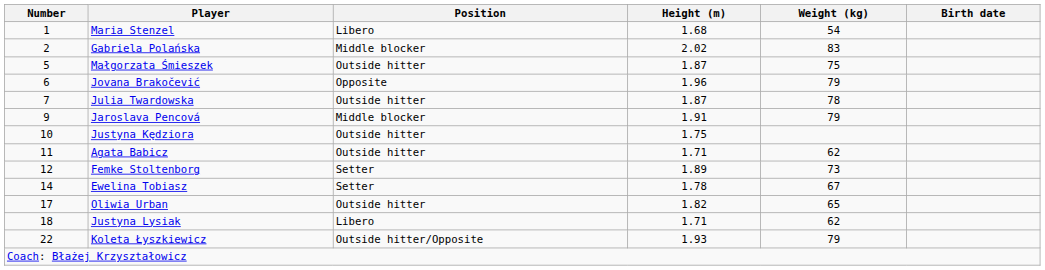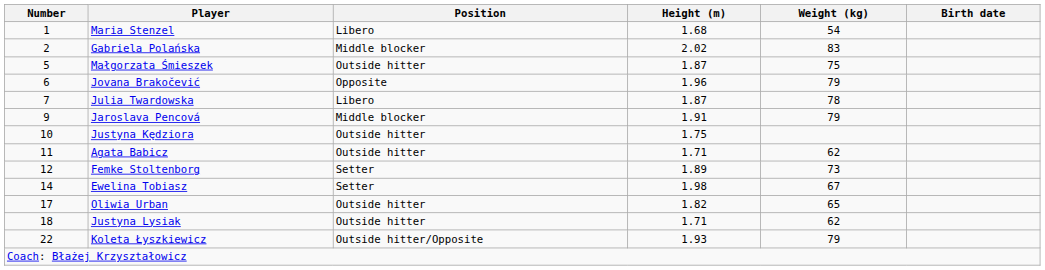(381, 100) Outside hitter -> (355, 100) Libero
(694, 187) 1.78 -> (694, 187) 1.98
(355, 222) Libero -> (381, 222) Outside hitter
